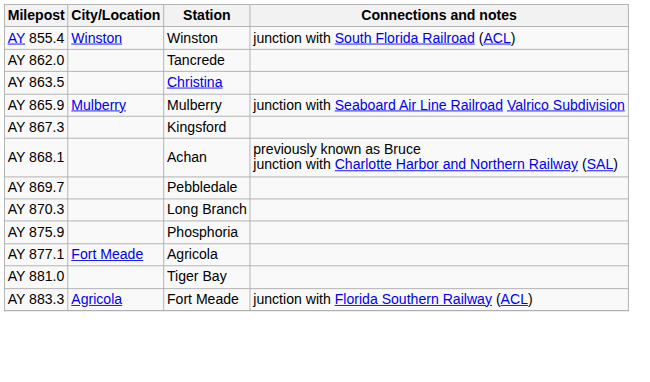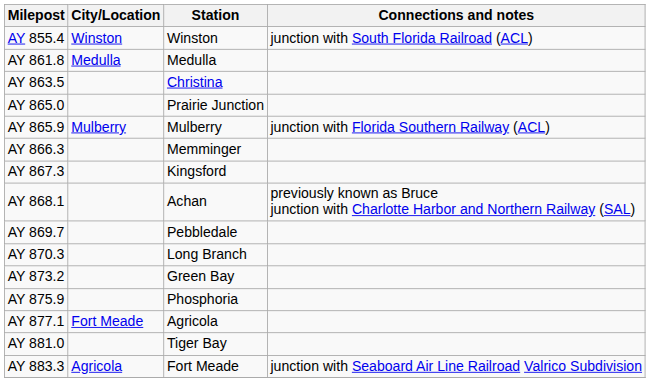+ row: (36, 60)
- row: (36, 60)
+ row: (36, 104)
(439, 104) junction with Seaboard Air Line Railroad Valrico Subdivision -> (410, 127) junction with Florida Southern Railway (ACL)
+ row: (36, 149)
+ row: (36, 277)
(393, 299) junction with Florida Southern Railway (ACL) -> (456, 366) junction with Seaboard Air Line Railroad Valrico Subdivision
